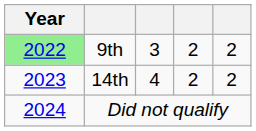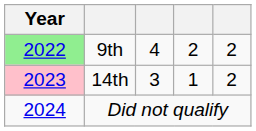(154, 49) 3 -> (154, 49) 4
(45, 79) no background -> (45, 79) pink background
(154, 79) 4 -> (154, 79) 3
(193, 79) 2 -> (193, 79) 1
